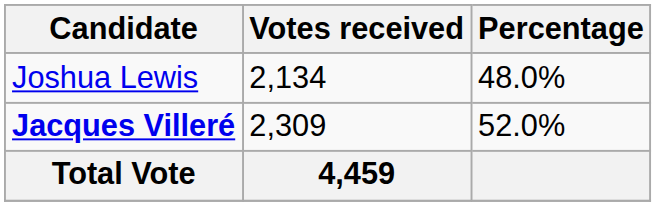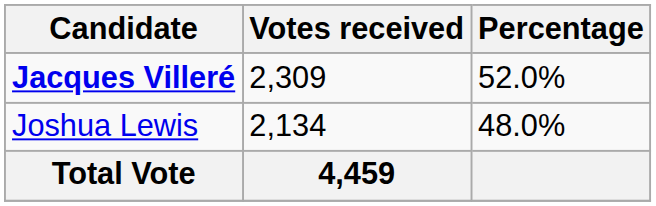rows swapped: (124, 126) <-> (105, 77)
